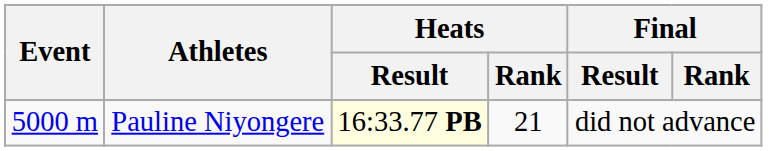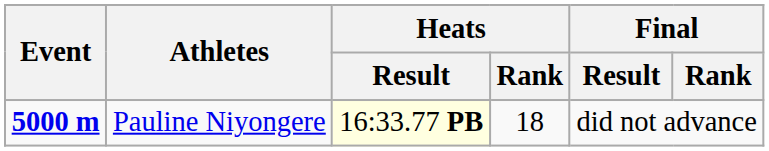(55, 122) normal -> (56, 122) bold
(528, 122) 21 -> (530, 122) 18
